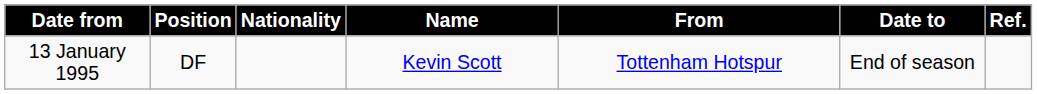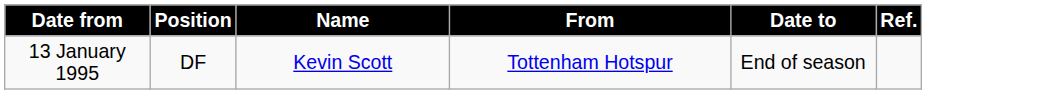- column: (291, 21)
